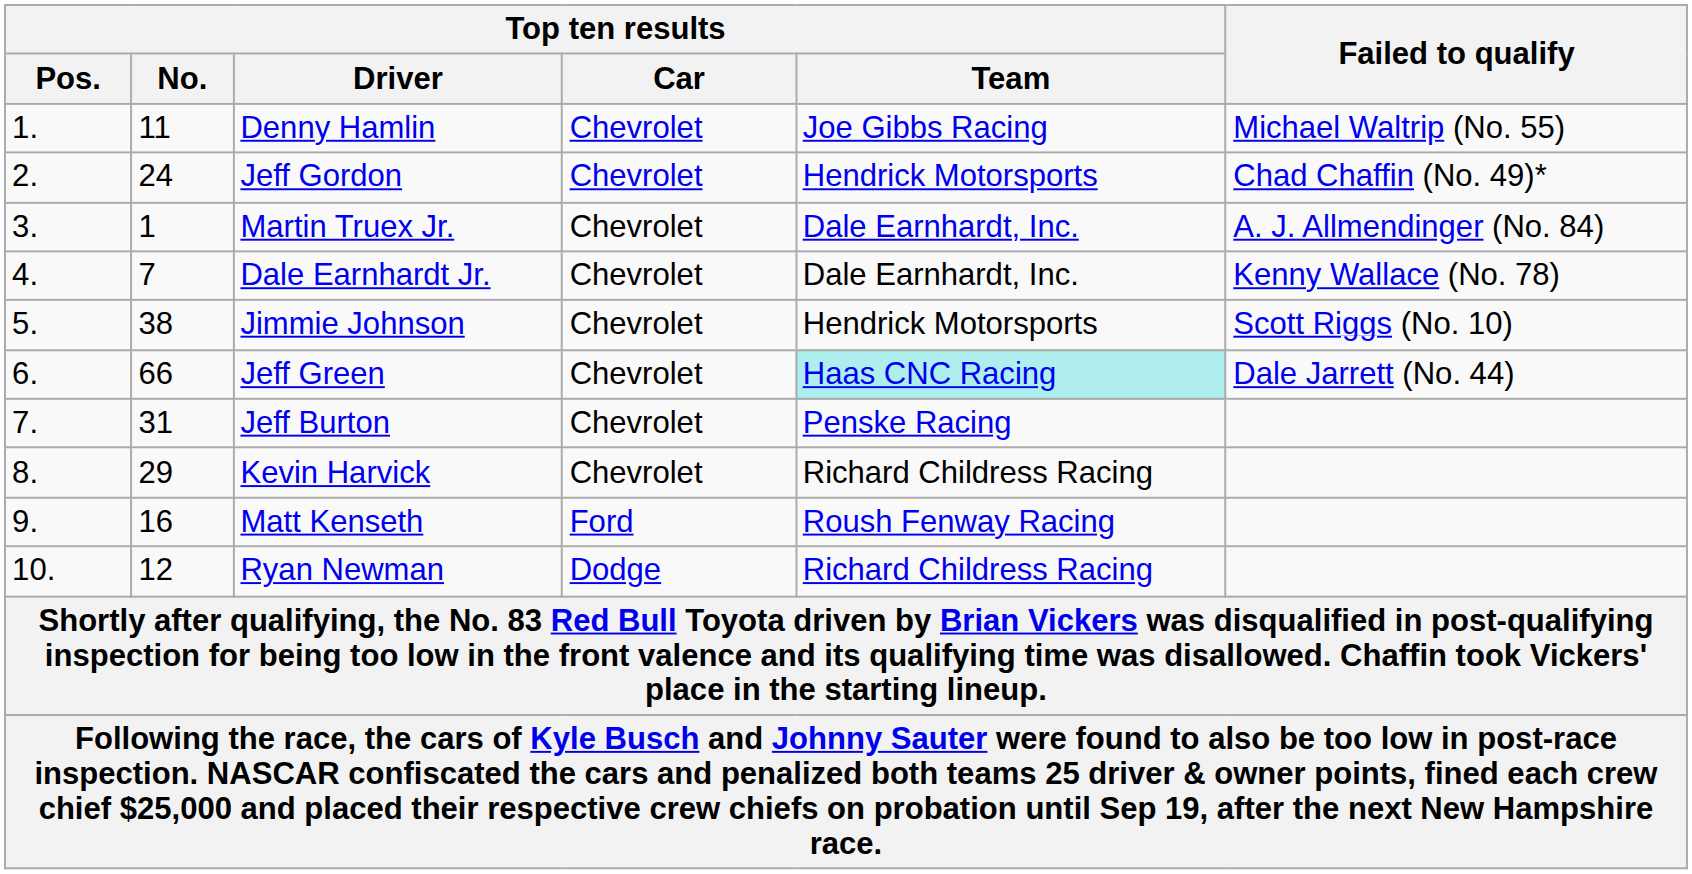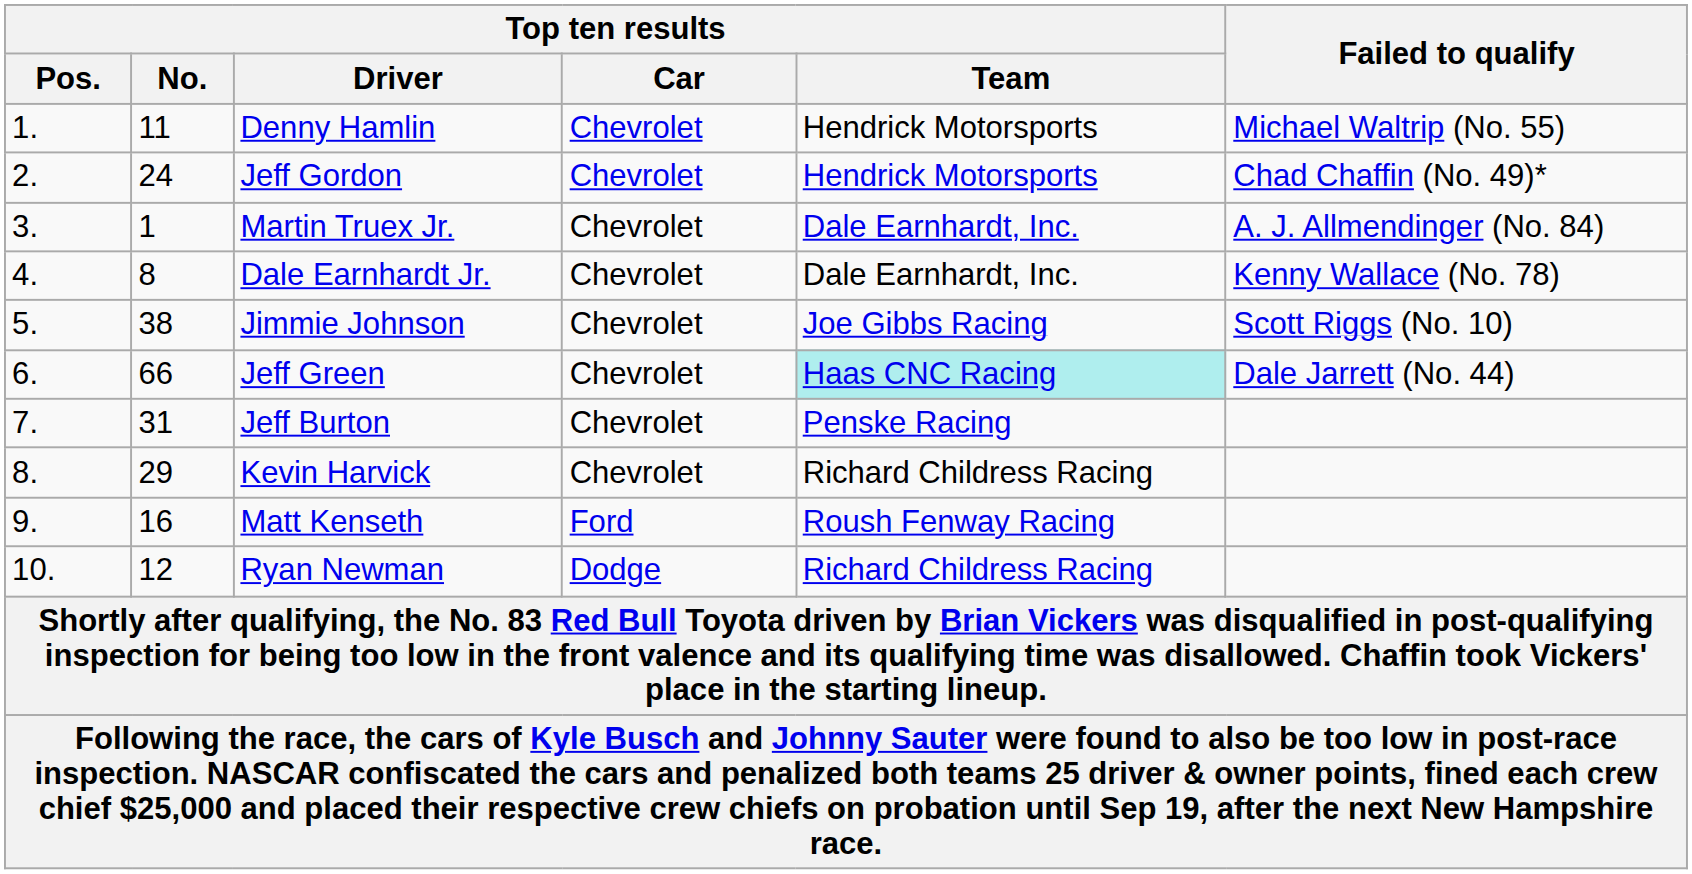(925, 127) Joe Gibbs Racing -> (950, 127) Hendrick Motorsports
(147, 275) 7 -> (147, 275) 8
(950, 324) Hendrick Motorsports -> (925, 324) Joe Gibbs Racing
